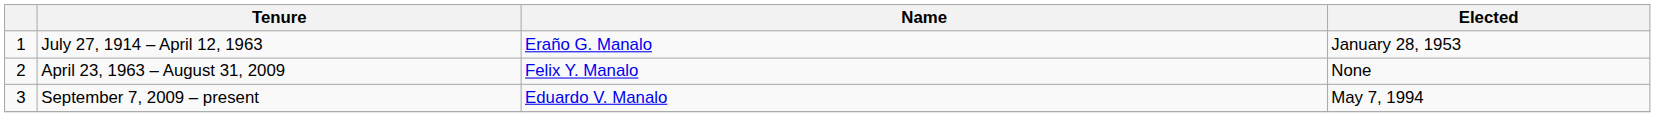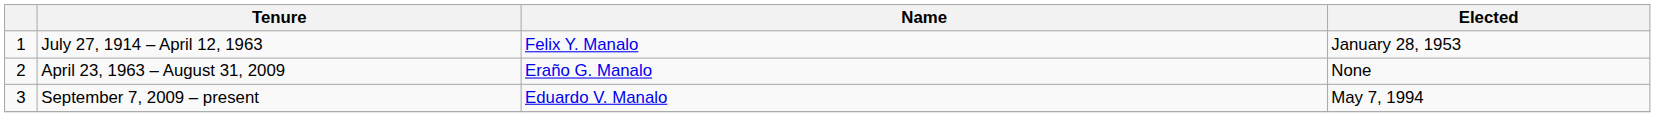(589, 44) Eraño G. Manalo -> (582, 44) Felix Y. Manalo
(582, 71) Felix Y. Manalo -> (589, 71) Eraño G. Manalo
